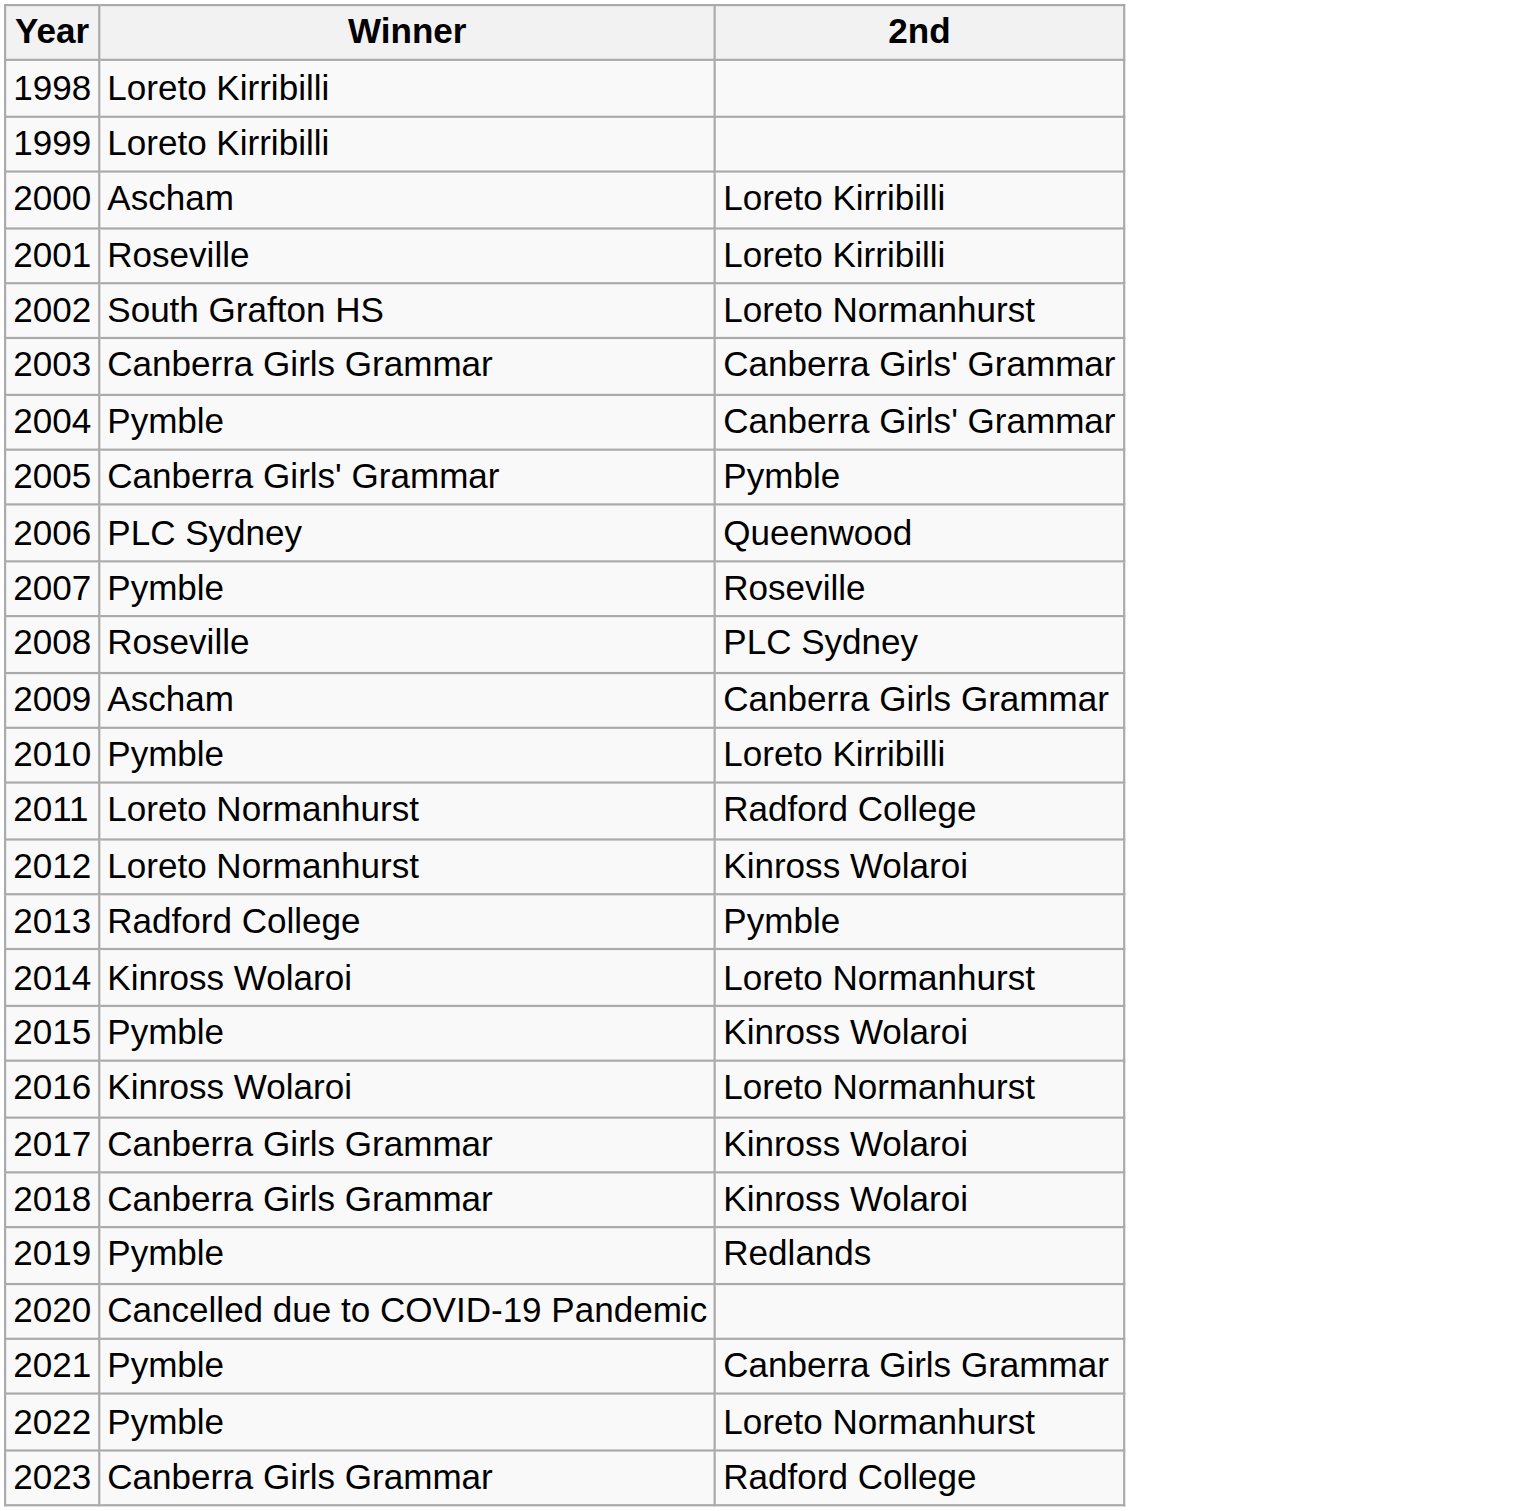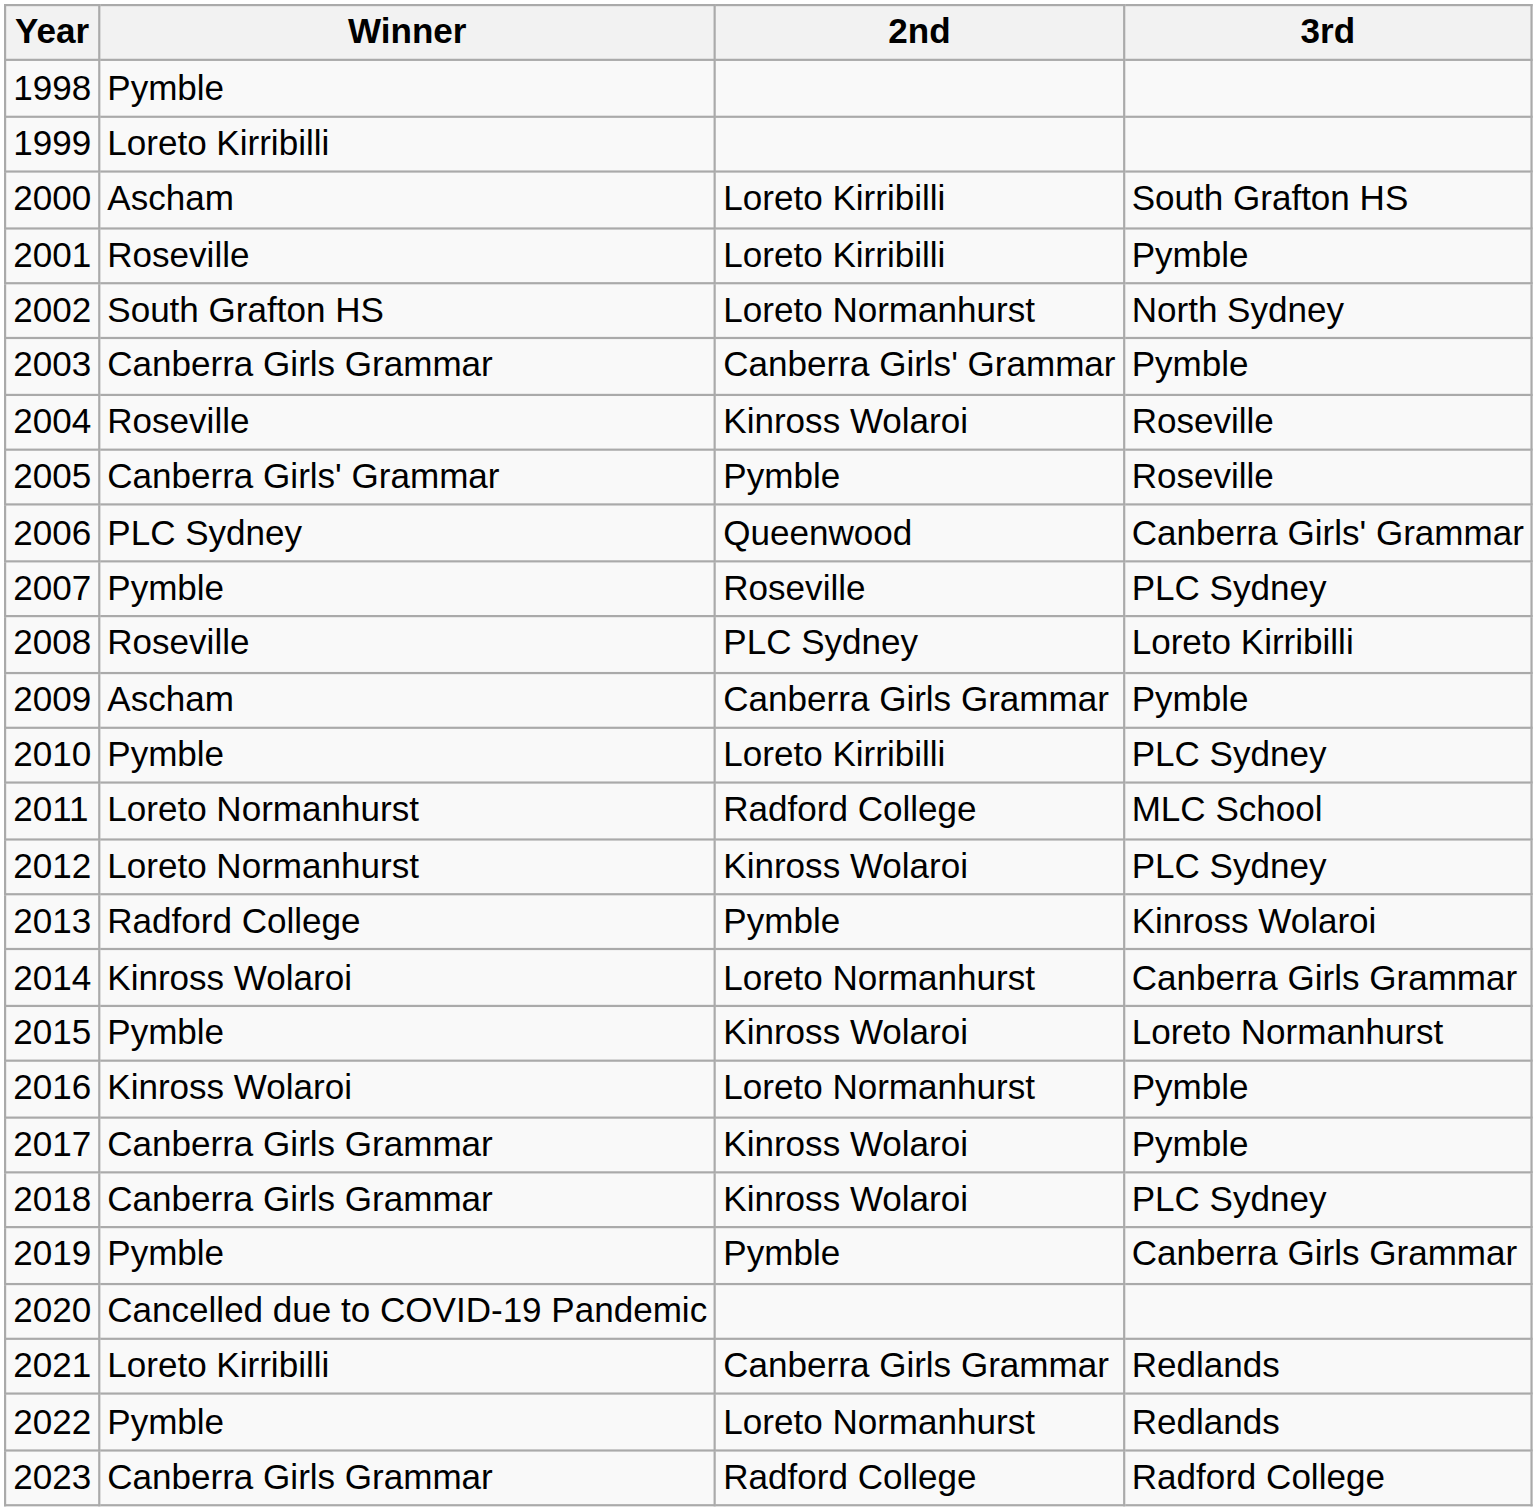+ column: (1328, 32)
(218, 87) Loreto Kirribilli -> (166, 87) Pymble
(166, 421) Pymble -> (178, 421) Roseville
(919, 421) Canberra Girls' Grammar -> (846, 421) Kinross Wolaroi
(797, 1254) Redlands -> (782, 1254) Pymble
(166, 1365) Pymble -> (218, 1365) Loreto Kirribilli
